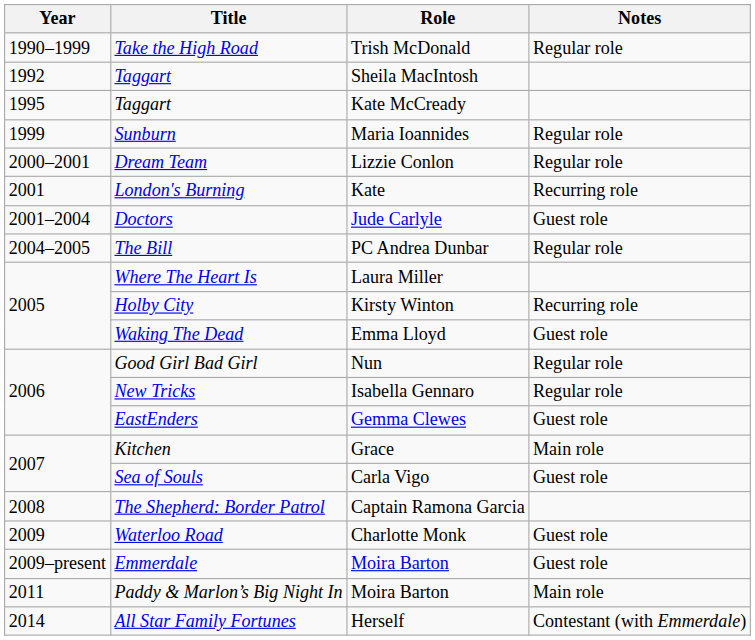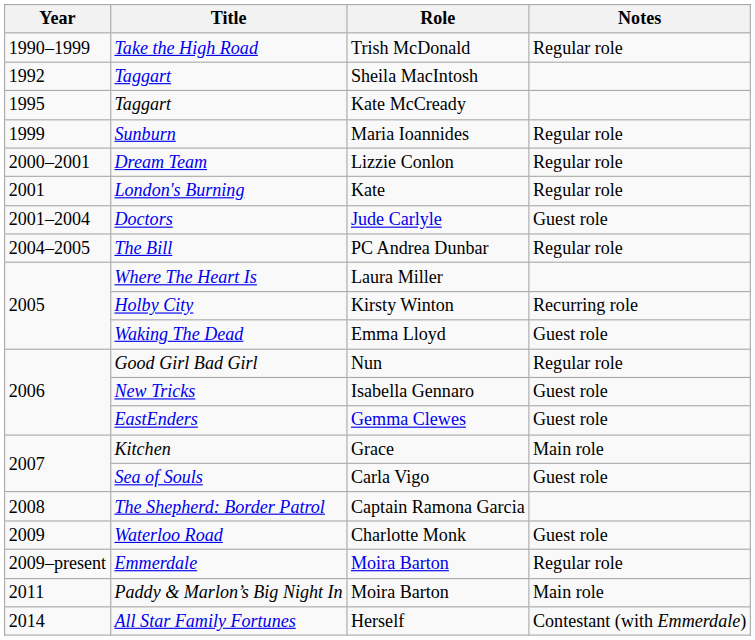(585, 190) Recurring role -> (578, 190) Regular role
(578, 391) Regular role -> (570, 391) Guest role
(570, 563) Guest role -> (578, 563) Regular role
